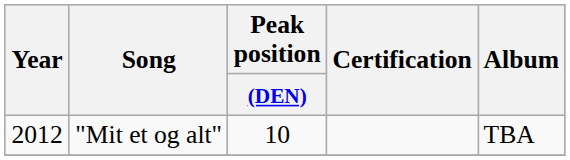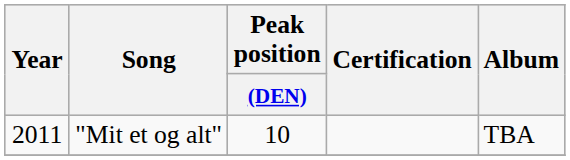(37, 134) 2012 -> (37, 134) 2011
